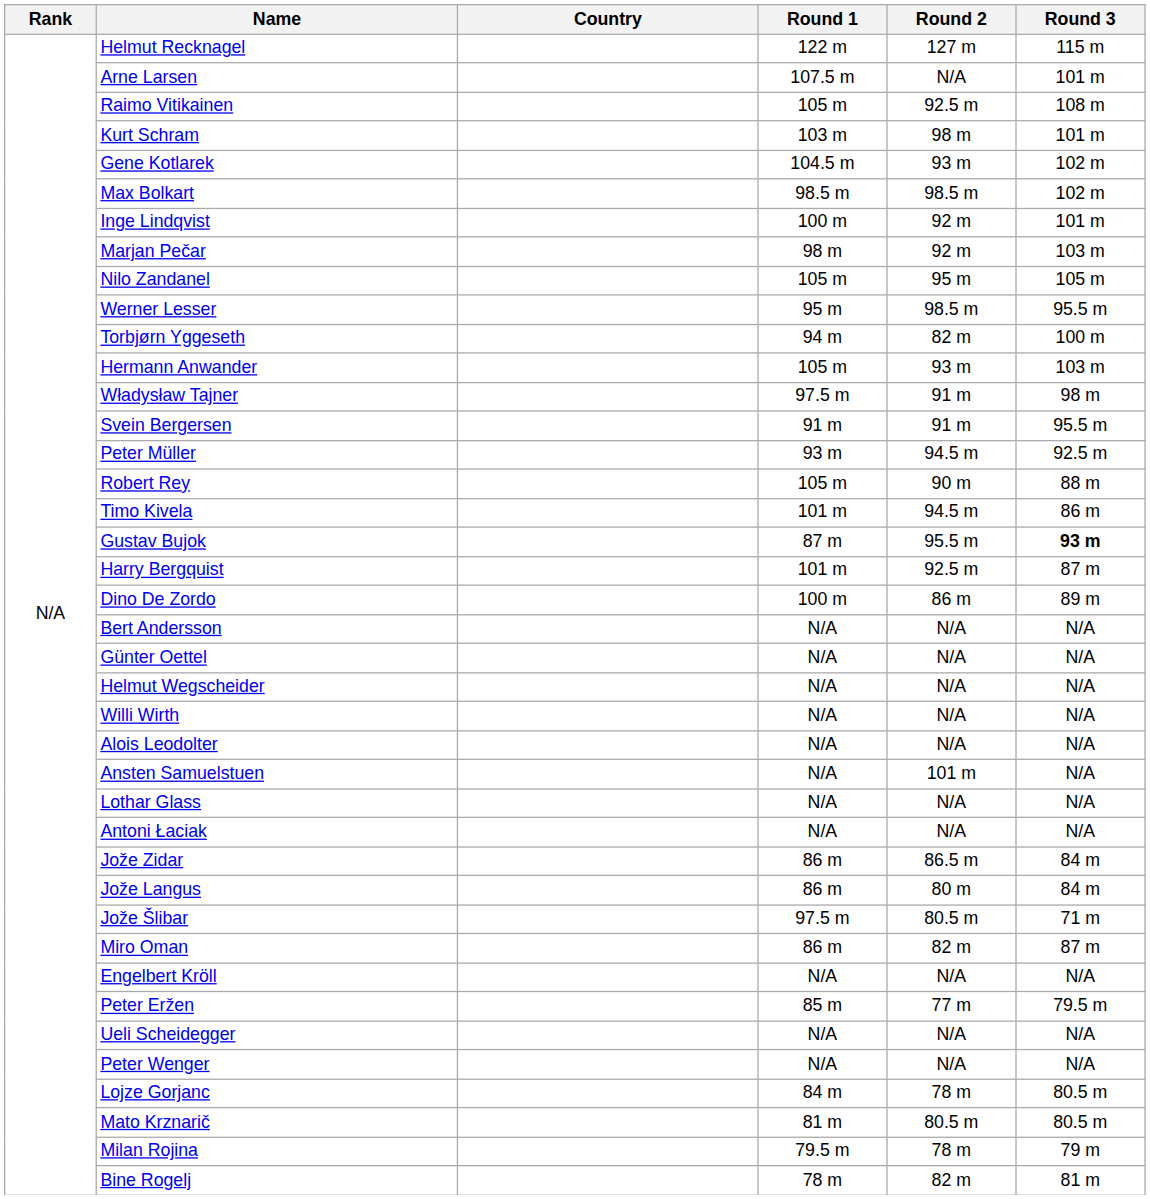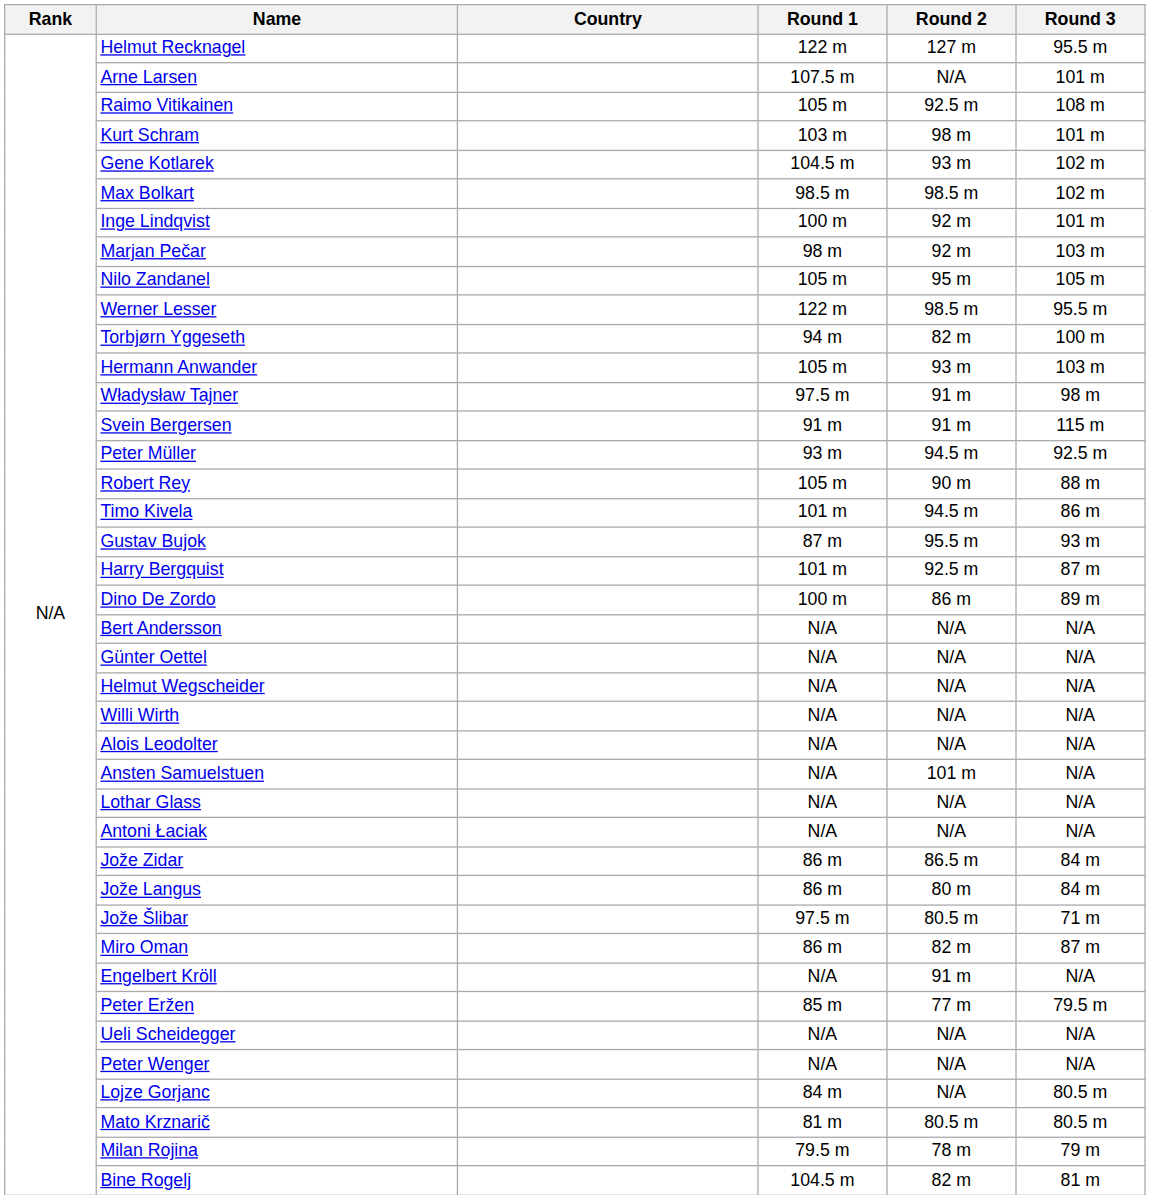(1080, 47) 115 m -> (1080, 47) 95.5 m
(822, 309) 95 m -> (822, 309) 122 m
(1080, 425) 95.5 m -> (1080, 425) 115 m
(1080, 541) bold -> (1080, 541) normal
(951, 976) N/A -> (951, 976) 91 m
(951, 1092) 78 m -> (951, 1092) N/A
(822, 1179) 78 m -> (822, 1179) 104.5 m
